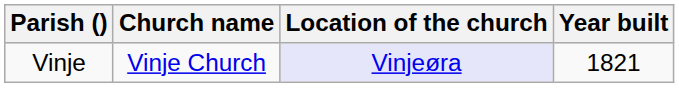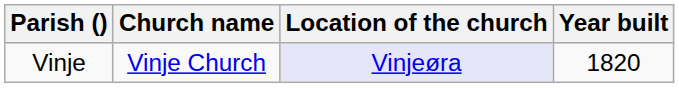(614, 62) 1821 -> (614, 62) 1820
